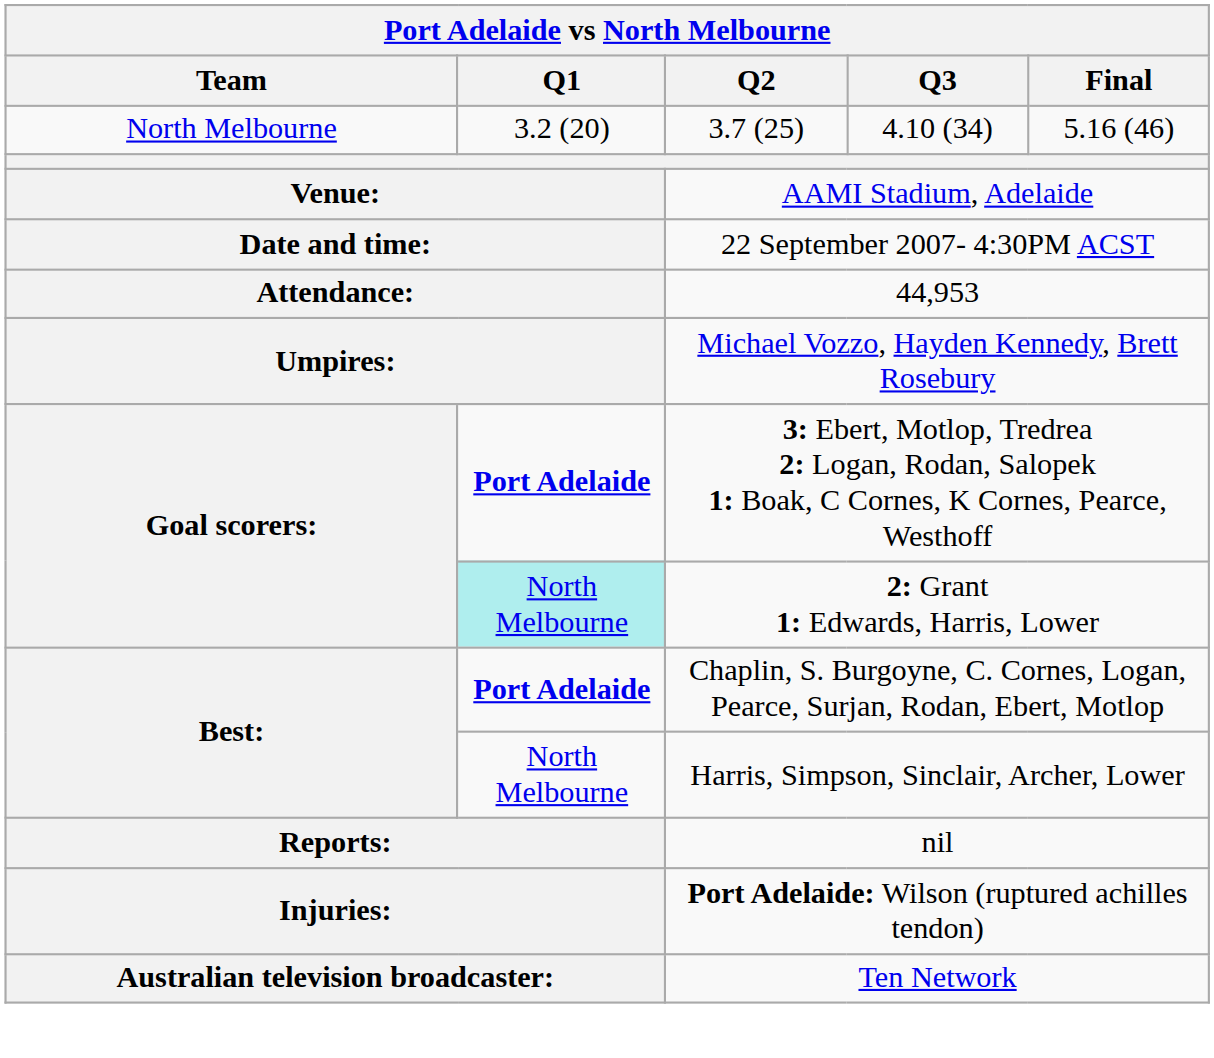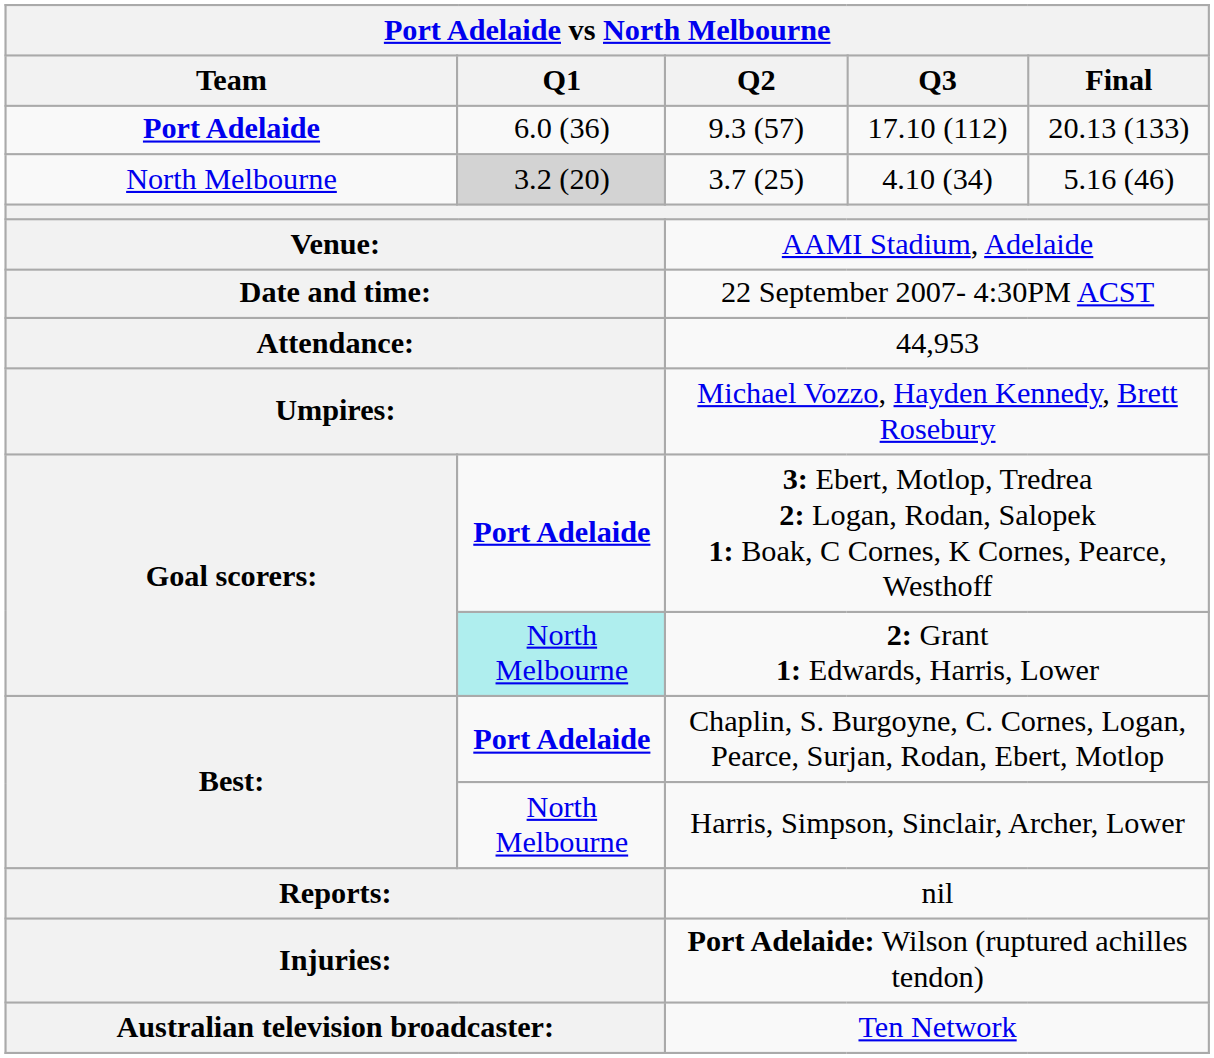+ row: (756, 129)
(562, 129) no background -> (562, 179) lightgrey background
